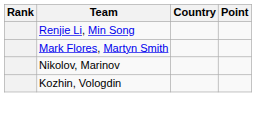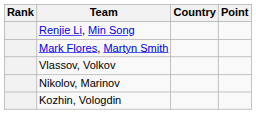+ row: (77, 65)
